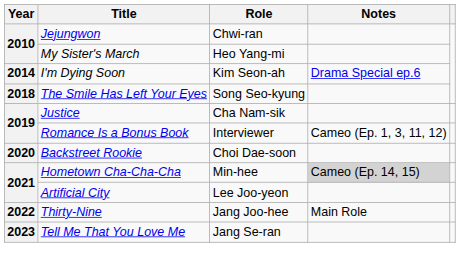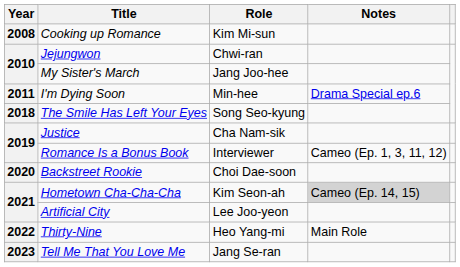+ row: (101, 34)
(249, 53) Heo Yang-mi -> (251, 73) Jang Joo-hee
(21, 73) 2014 -> (21, 93) 2011
(249, 73) Kim Seon-ah -> (235, 93) Min-hee
(235, 172) Min-hee -> (249, 192) Kim Seon-ah
(251, 212) Jang Joo-hee -> (249, 232) Heo Yang-mi
